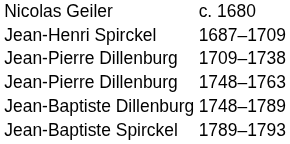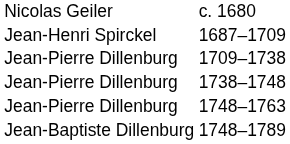+ row: (242, 82)
- row: (242, 130)
